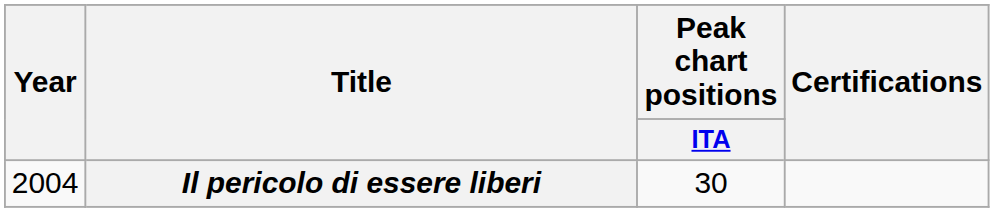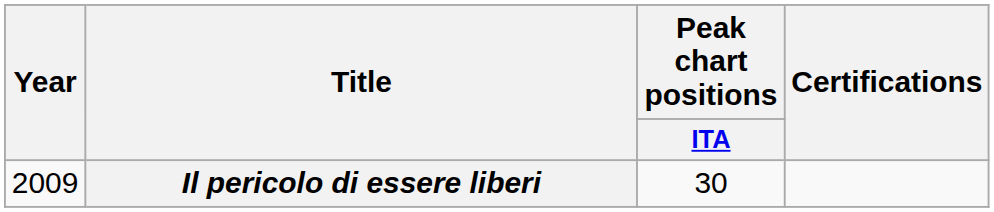(45, 183) 2004 -> (45, 183) 2009
